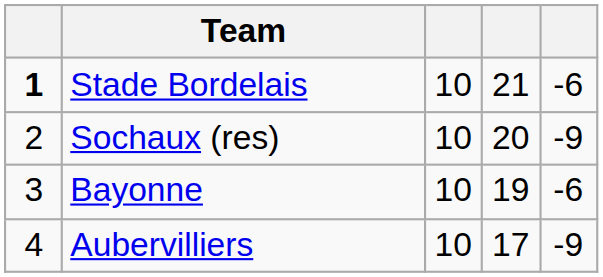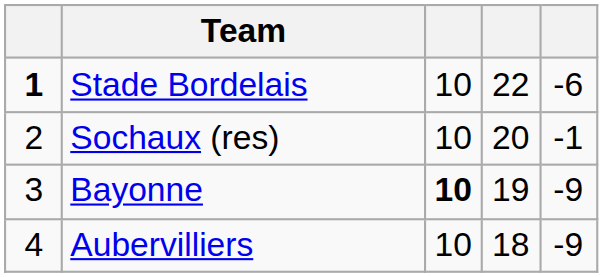(511, 84) 21 -> (511, 84) 22
(568, 137) -9 -> (568, 137) -1
(453, 191) normal -> (453, 191) bold
(568, 191) -6 -> (568, 191) -9
(511, 244) 17 -> (511, 244) 18
